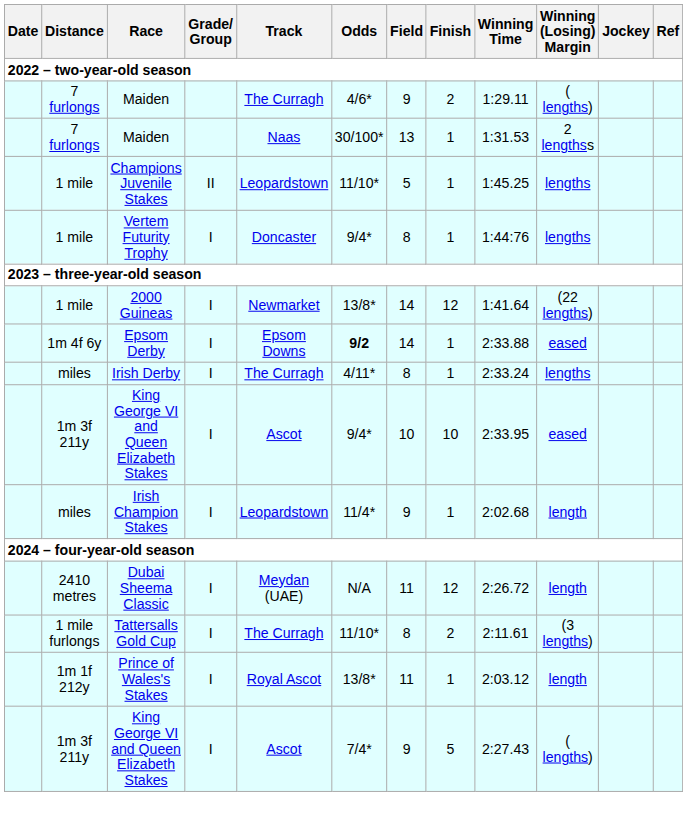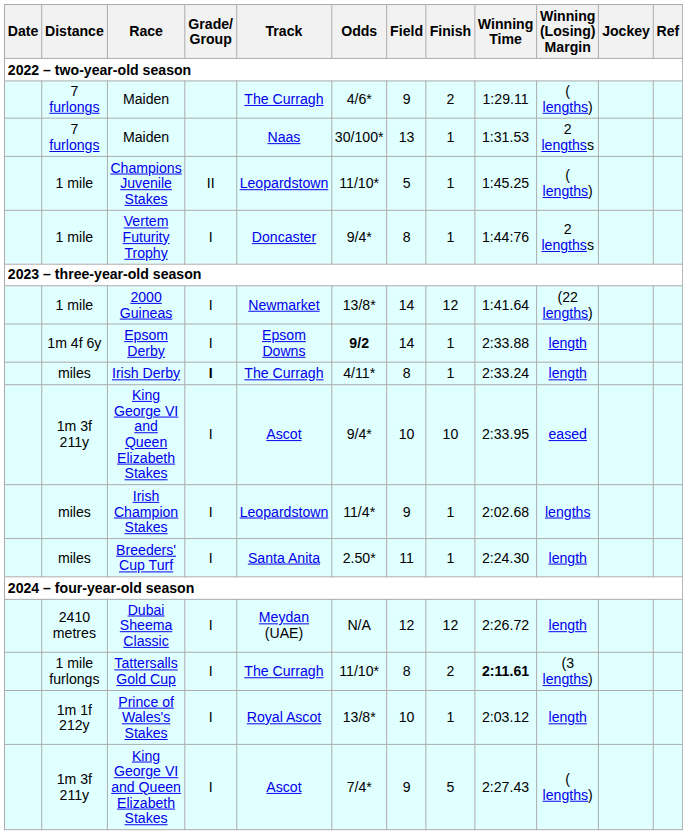(568, 184) lengths -> (568, 184) ( lengths)
(568, 237) lengths -> (568, 237) 2 lengthss
(568, 343) eased -> (568, 343) length
(211, 373) normal -> (211, 373) bold
(568, 373) lengths -> (568, 373) length
(568, 512) length -> (568, 512) lengths
+ row: (74, 558)
(407, 588) 11 -> (407, 626) 12
(506, 634) normal -> (506, 672) bold
(407, 680) 11 -> (407, 718) 10
